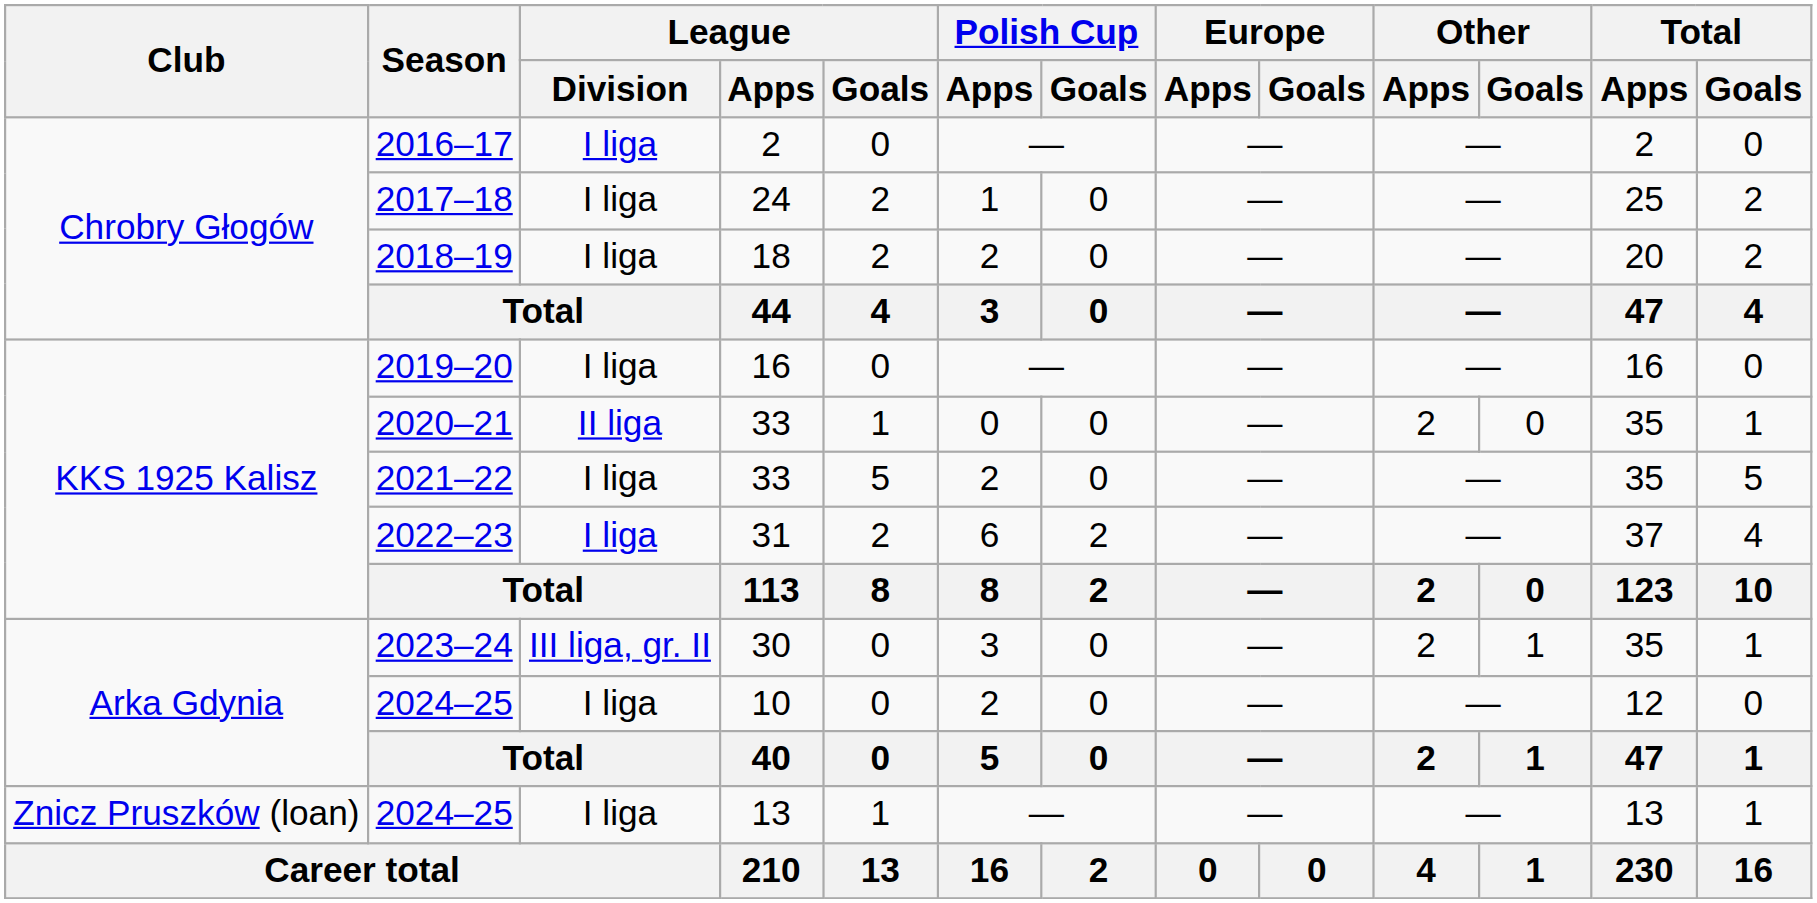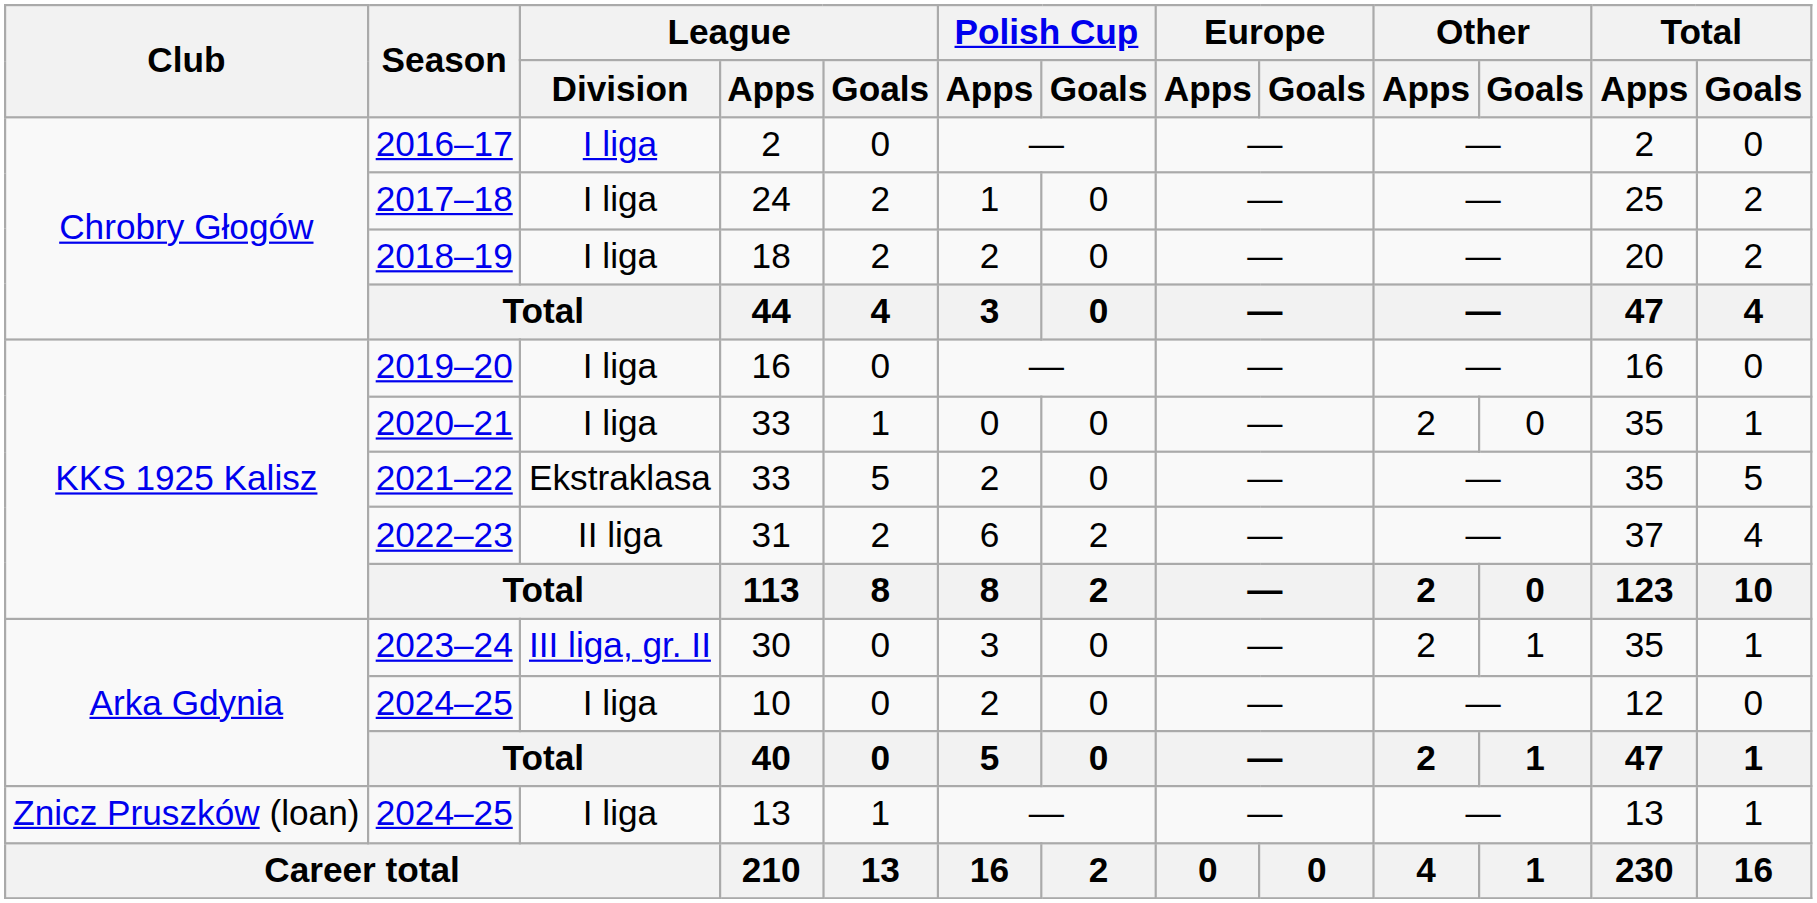(620, 423) II liga -> (620, 423) I liga
(620, 479) I liga -> (620, 479) Ekstraklasa
(620, 534) I liga -> (620, 534) II liga
